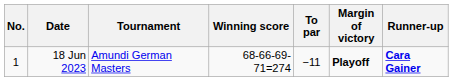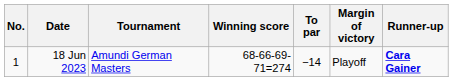(312, 62) −11 -> (312, 62) −14
(351, 62) bold -> (349, 62) normal
